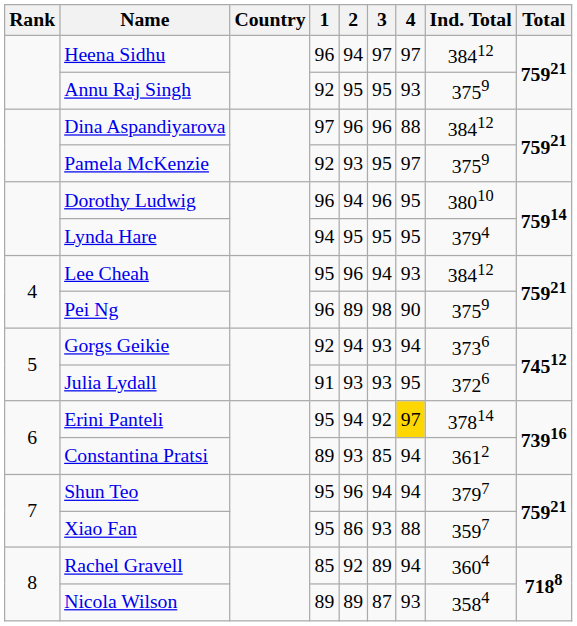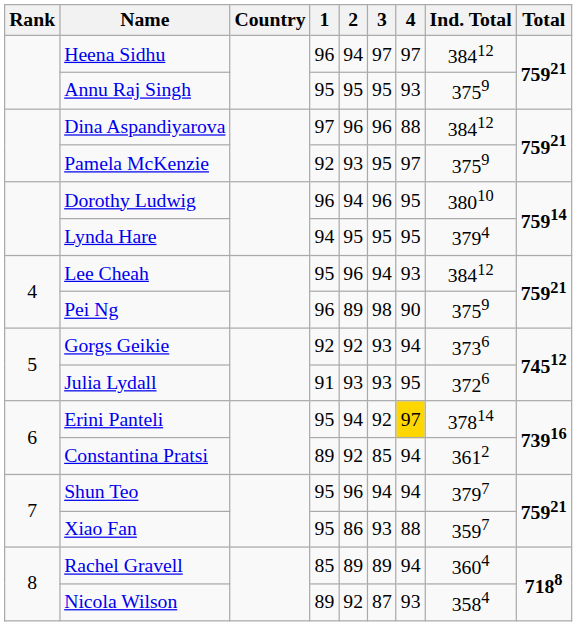(324, 90) 92 -> (324, 90) 95
(353, 346) 94 -> (353, 346) 92
(353, 455) 93 -> (353, 455) 92
(353, 565) 92 -> (353, 565) 89
(353, 601) 89 -> (353, 601) 92
